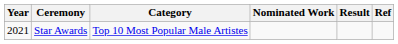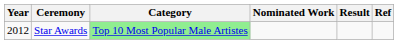(18, 30) 2021 -> (18, 30) 2012
(170, 30) no background -> (170, 30) lightgreen background
